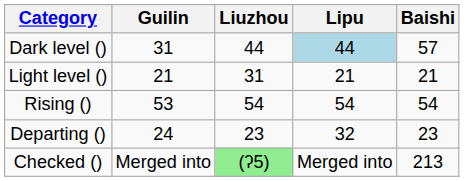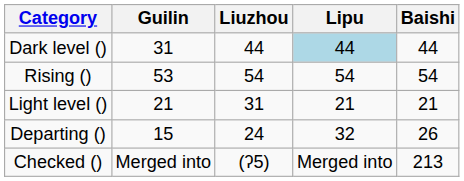(428, 47) 57 -> (428, 47) 44
rows swapped: (58, 76) <-> (58, 104)
(163, 133) 24 -> (163, 133) 15
(254, 133) 23 -> (254, 133) 24
(428, 133) 23 -> (428, 133) 26
(254, 162) lightgreen background -> (254, 162) no background
